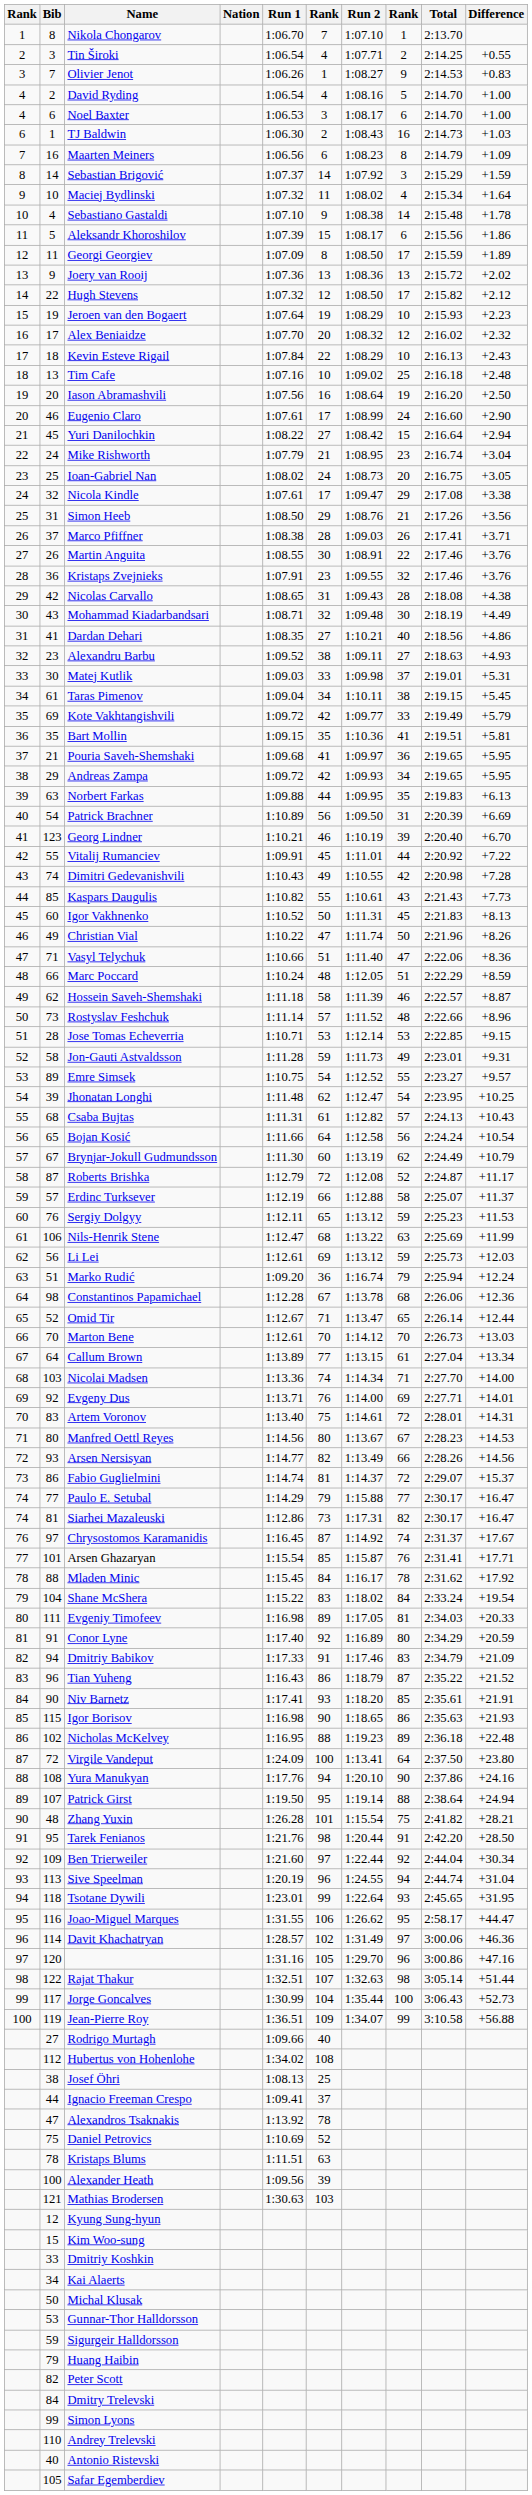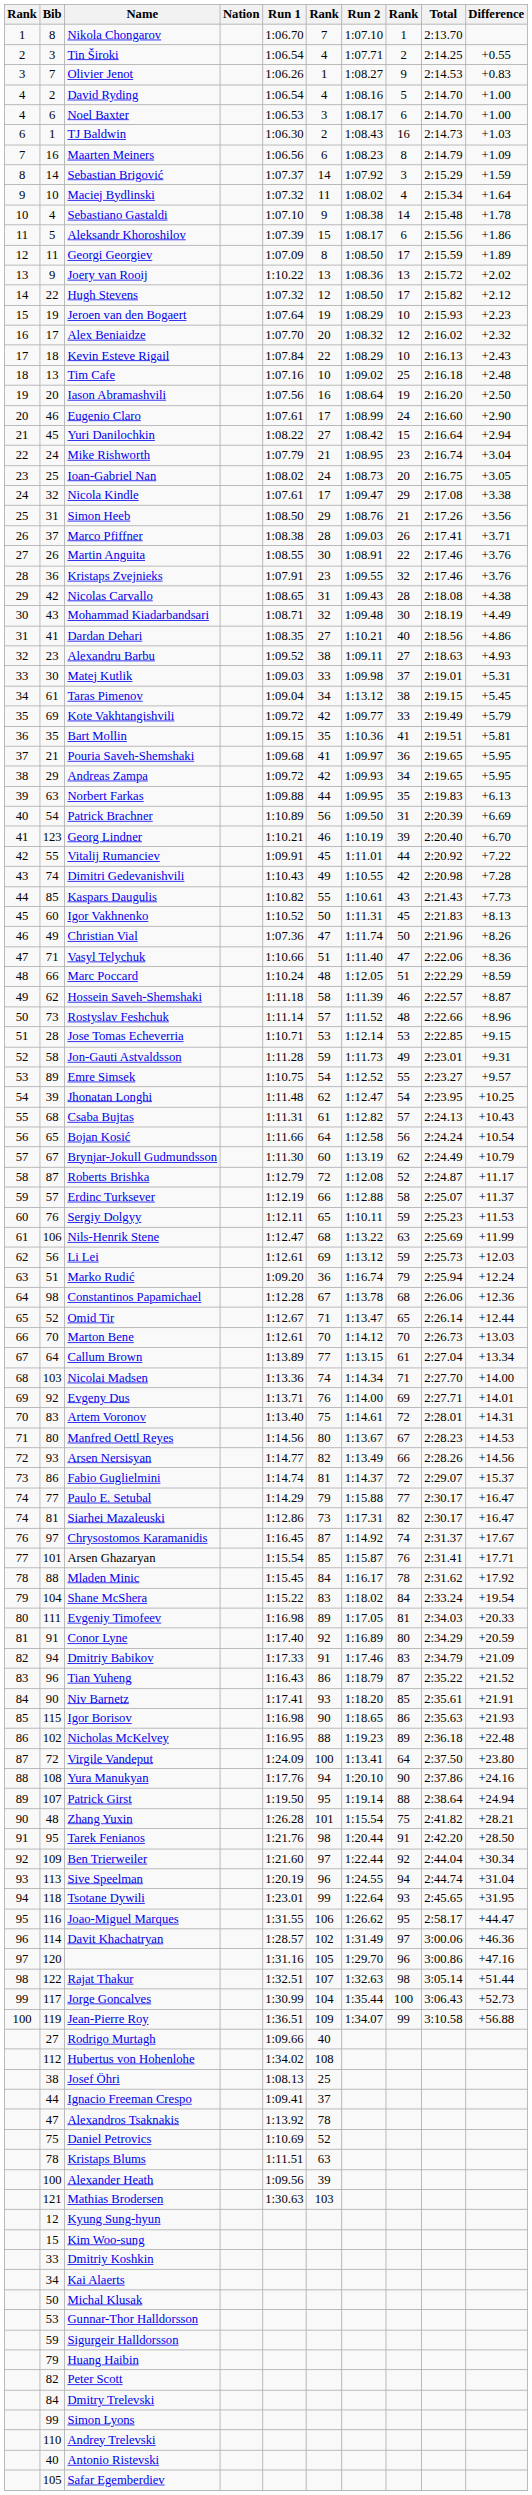(284, 275) 1:07.36 -> (284, 275) 1:10.22
(364, 696) 1:10.11 -> (364, 696) 1:13.12
(284, 936) 1:10.22 -> (284, 936) 1:07.36
(364, 1217) 1:13.12 -> (364, 1217) 1:10.11
